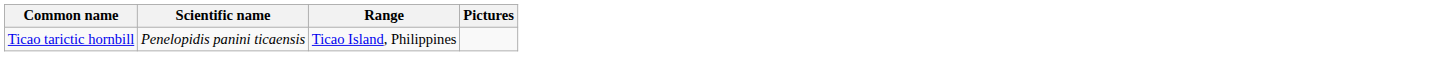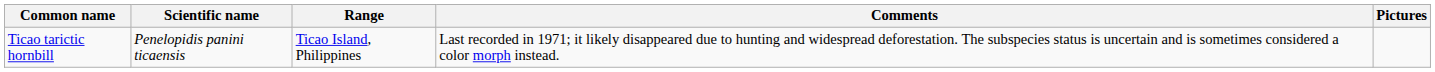+ column: (904, 16)
